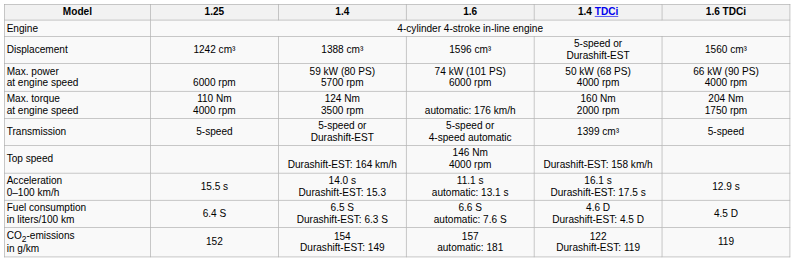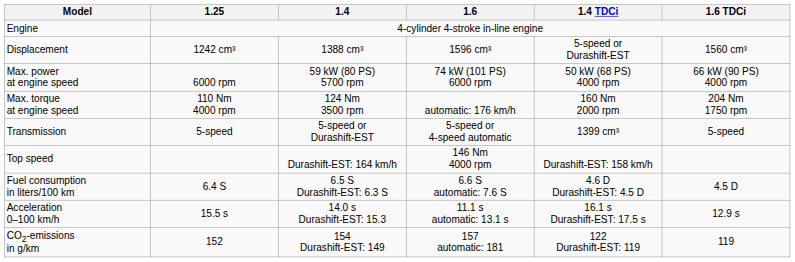rows swapped: (34, 186) <-> (46, 214)
